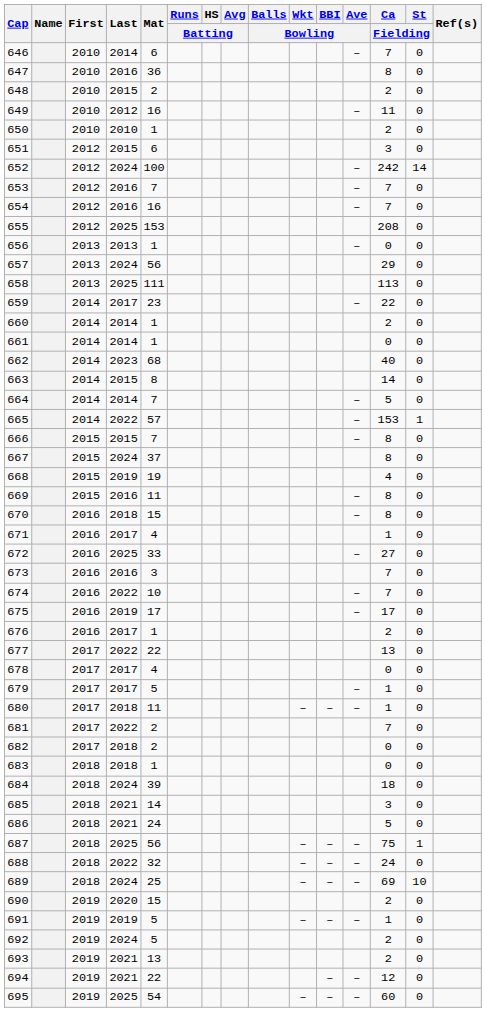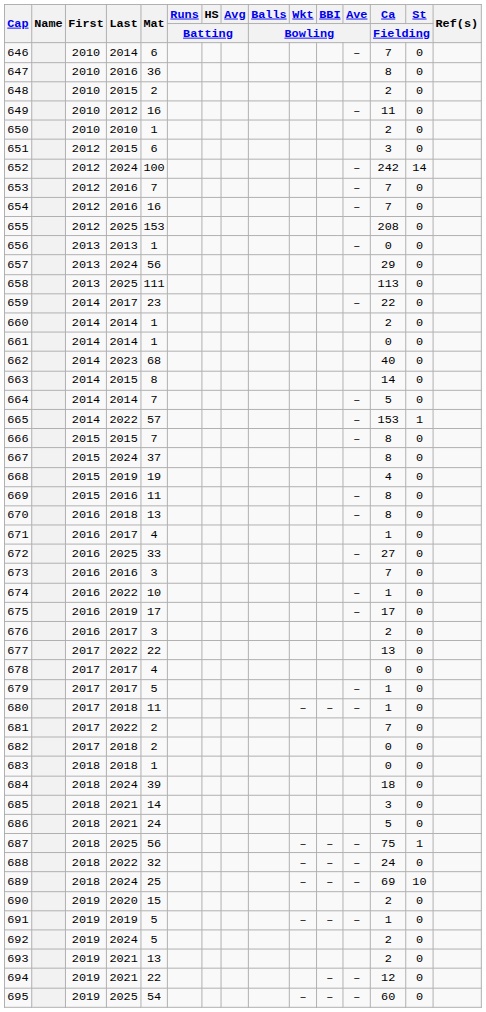(154, 515) 15 -> (154, 515) 13
(388, 593) 7 -> (388, 593) 1
(154, 631) 1 -> (154, 631) 3
